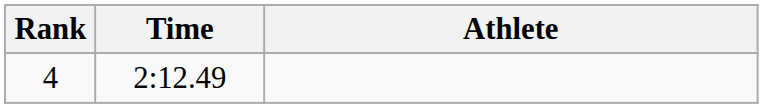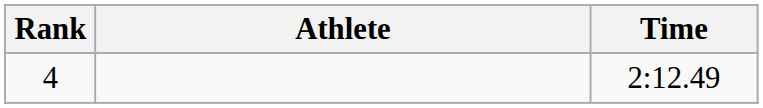columns swapped: (511, 28) <-> (180, 28)
